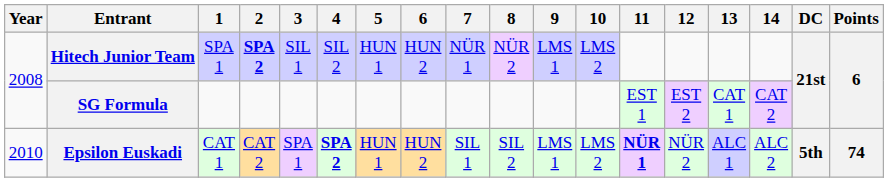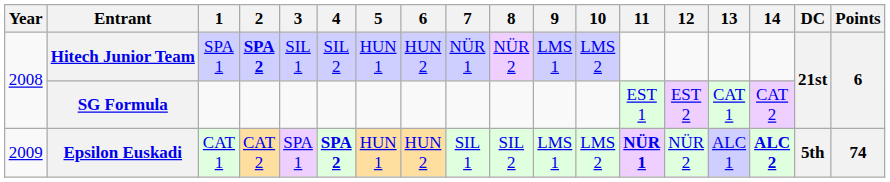(26, 152) 2010 -> (26, 152) 2009
(771, 152) normal -> (772, 152) bold
